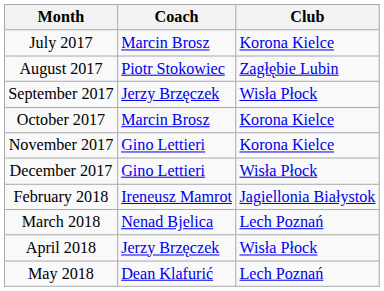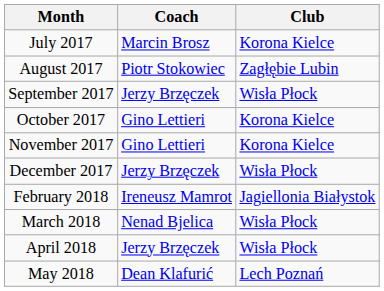(165, 119) Marcin Brosz -> (163, 119) Gino Lettieri
(163, 171) Gino Lettieri -> (170, 171) Jerzy Brzęczek
(281, 222) Lech Poznań -> (278, 222) Wisła Płock
